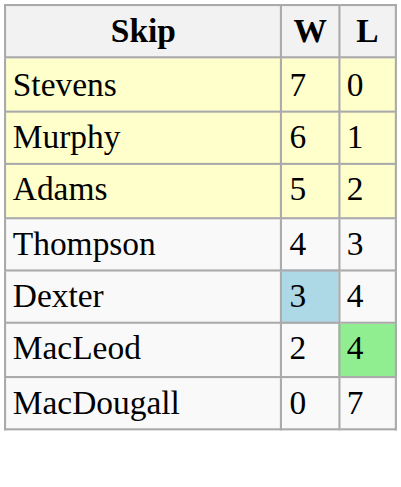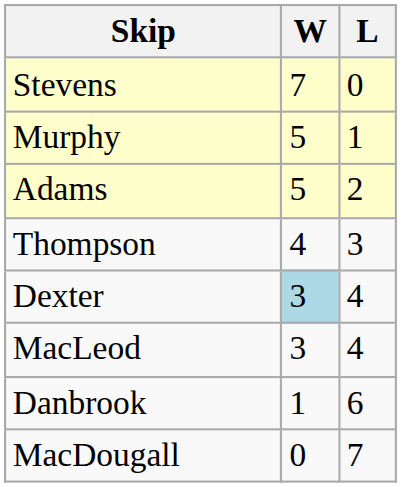(298, 137) 6 -> (298, 137) 5
(298, 349) 2 -> (298, 349) 3
(355, 349) lightgreen background -> (355, 349) no background
+ row: (80, 402)
